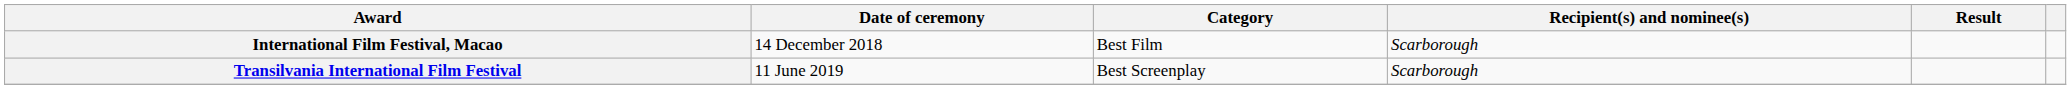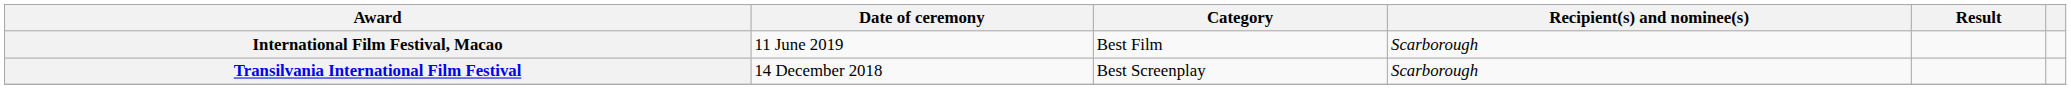(818, 44) 14 December 2018 -> (799, 44) 11 June 2019
(799, 71) 11 June 2019 -> (818, 71) 14 December 2018
